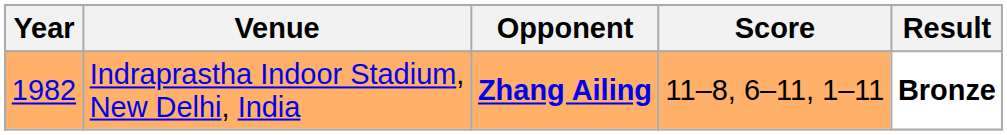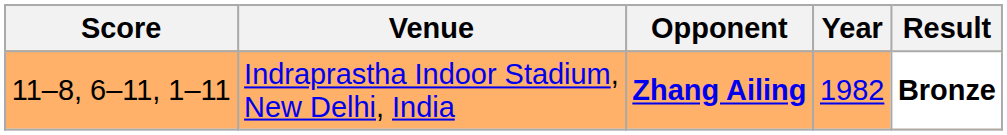columns swapped: (44, 28) <-> (775, 28)
